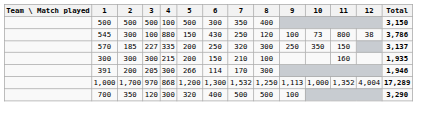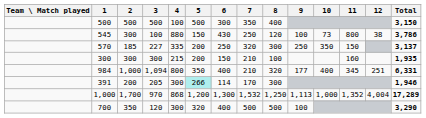+ row: (104, 70)
(190, 70) no background -> (198, 82) paleturquoise background
